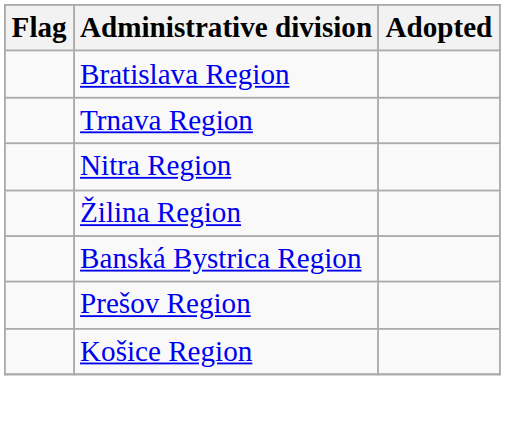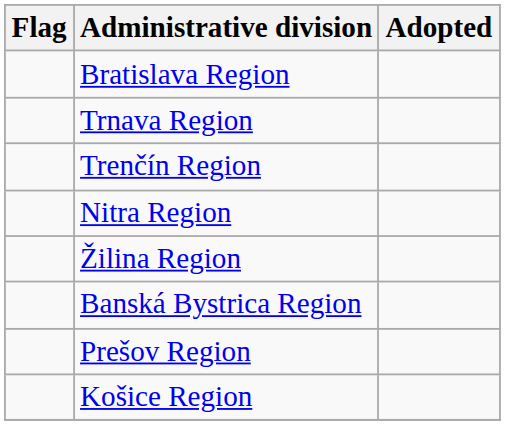+ row: (171, 166)
